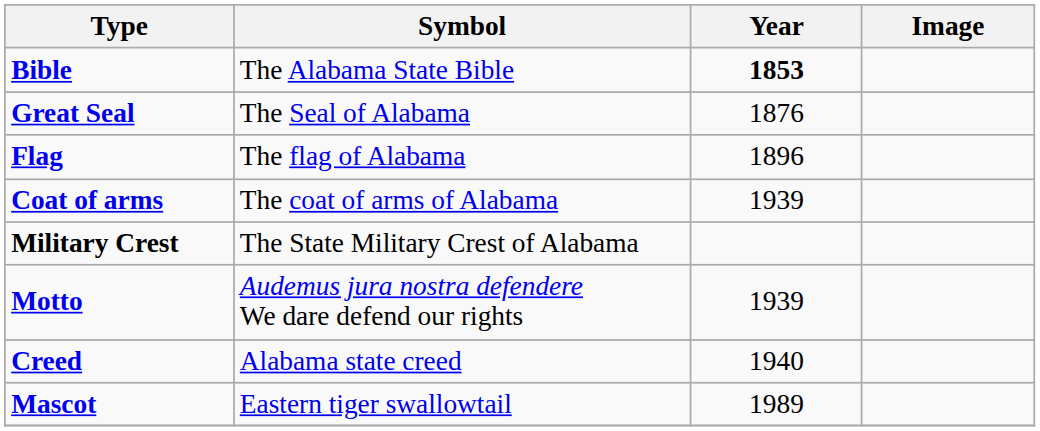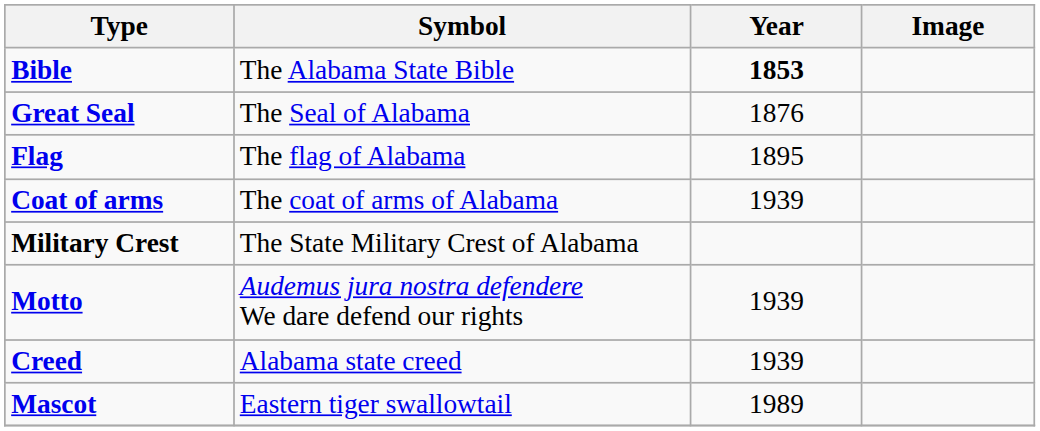(776, 156) 1896 -> (776, 156) 1895
(776, 360) 1940 -> (776, 360) 1939
